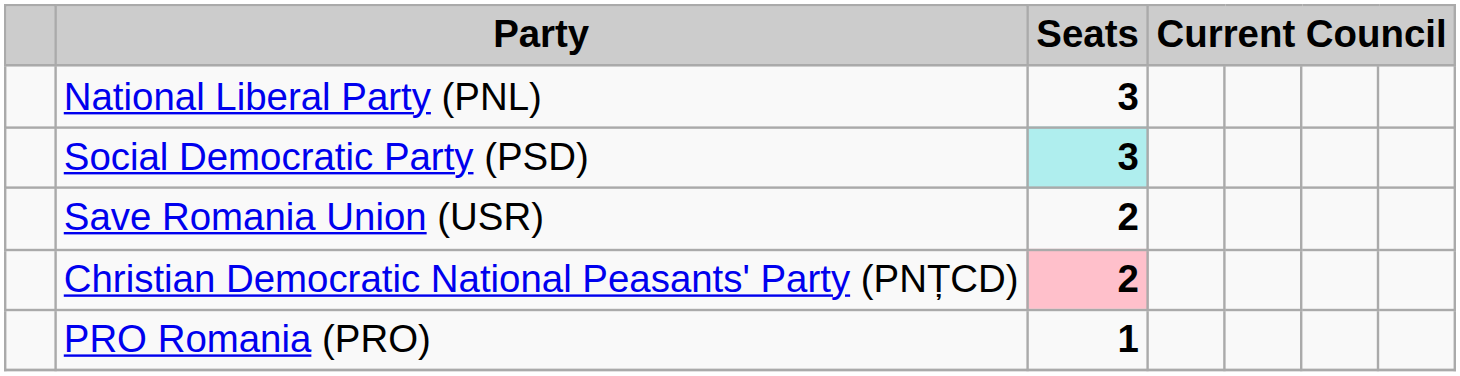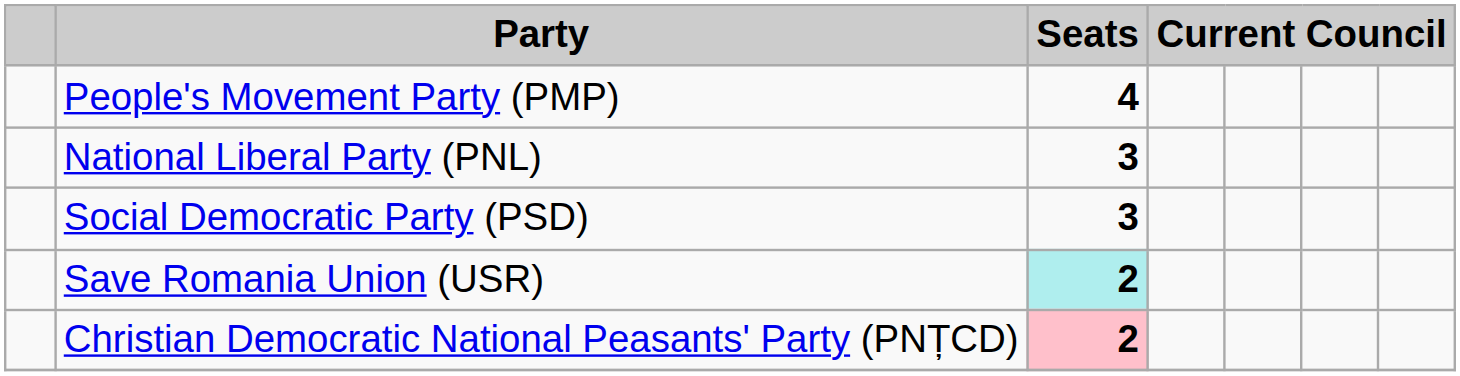+ row: (342, 95)
(1128, 156) paleturquoise background -> (1128, 217) no background
(1128, 217) no background -> (1128, 278) paleturquoise background
- row: (247, 339)
